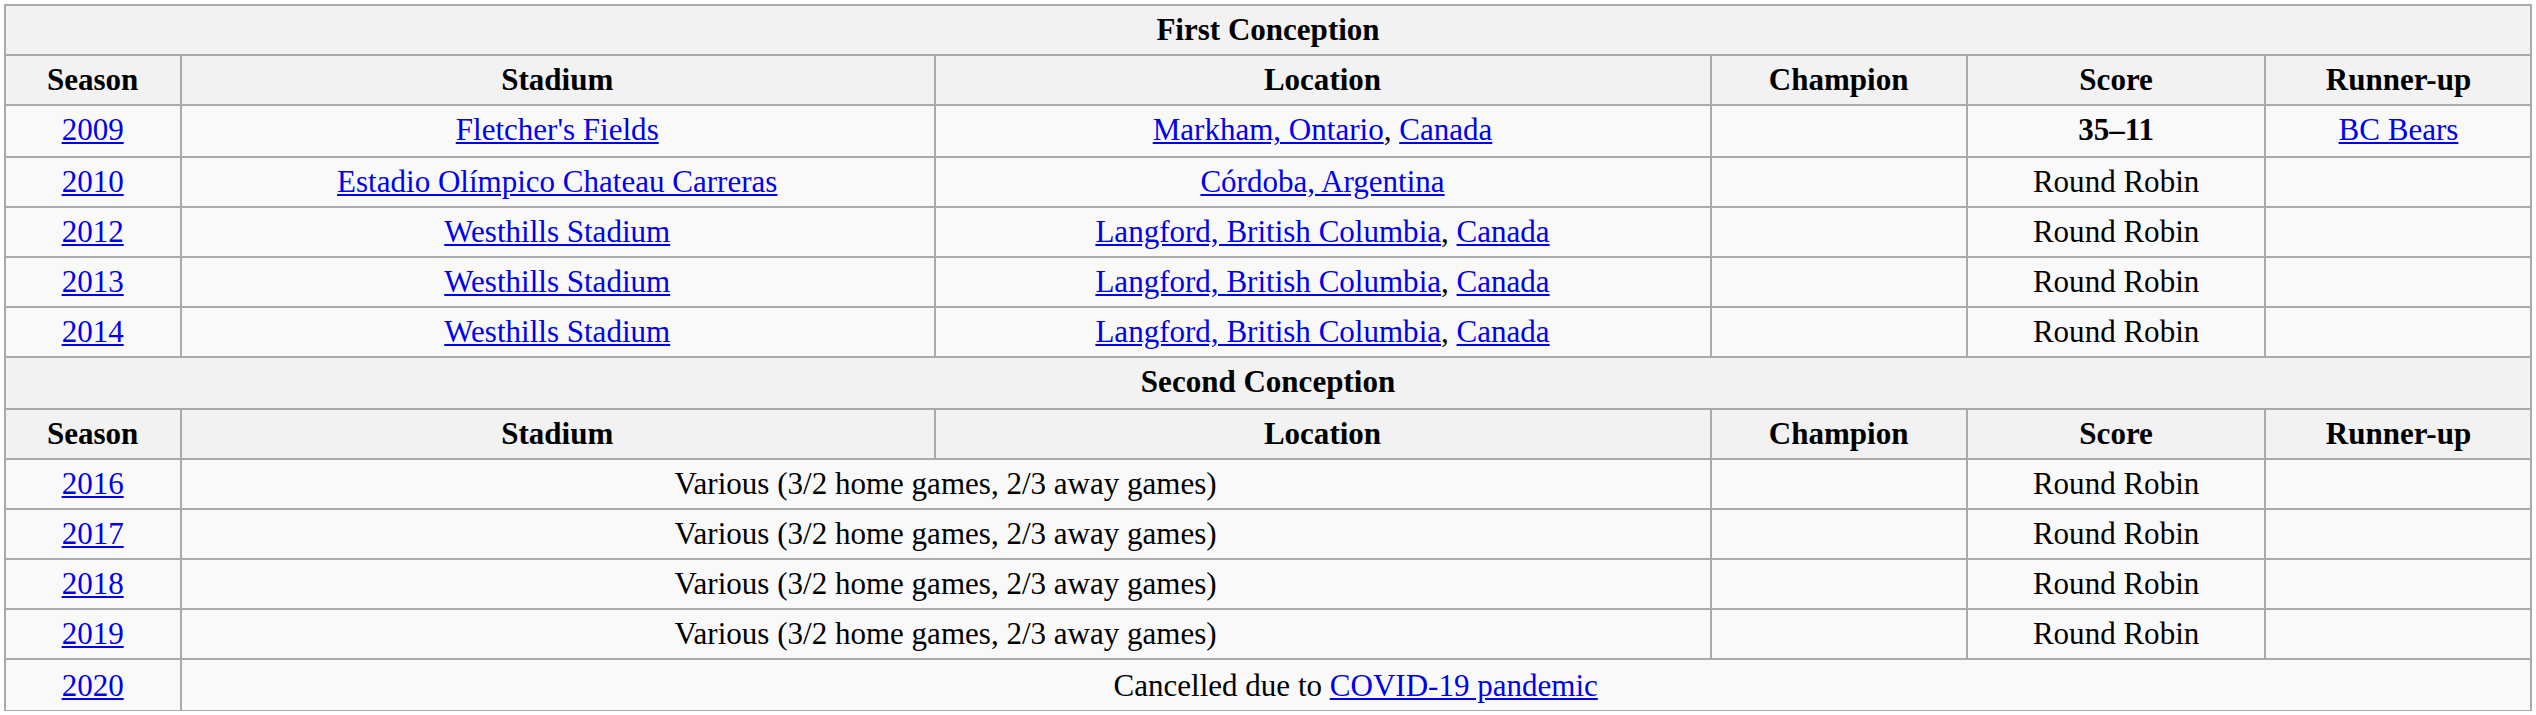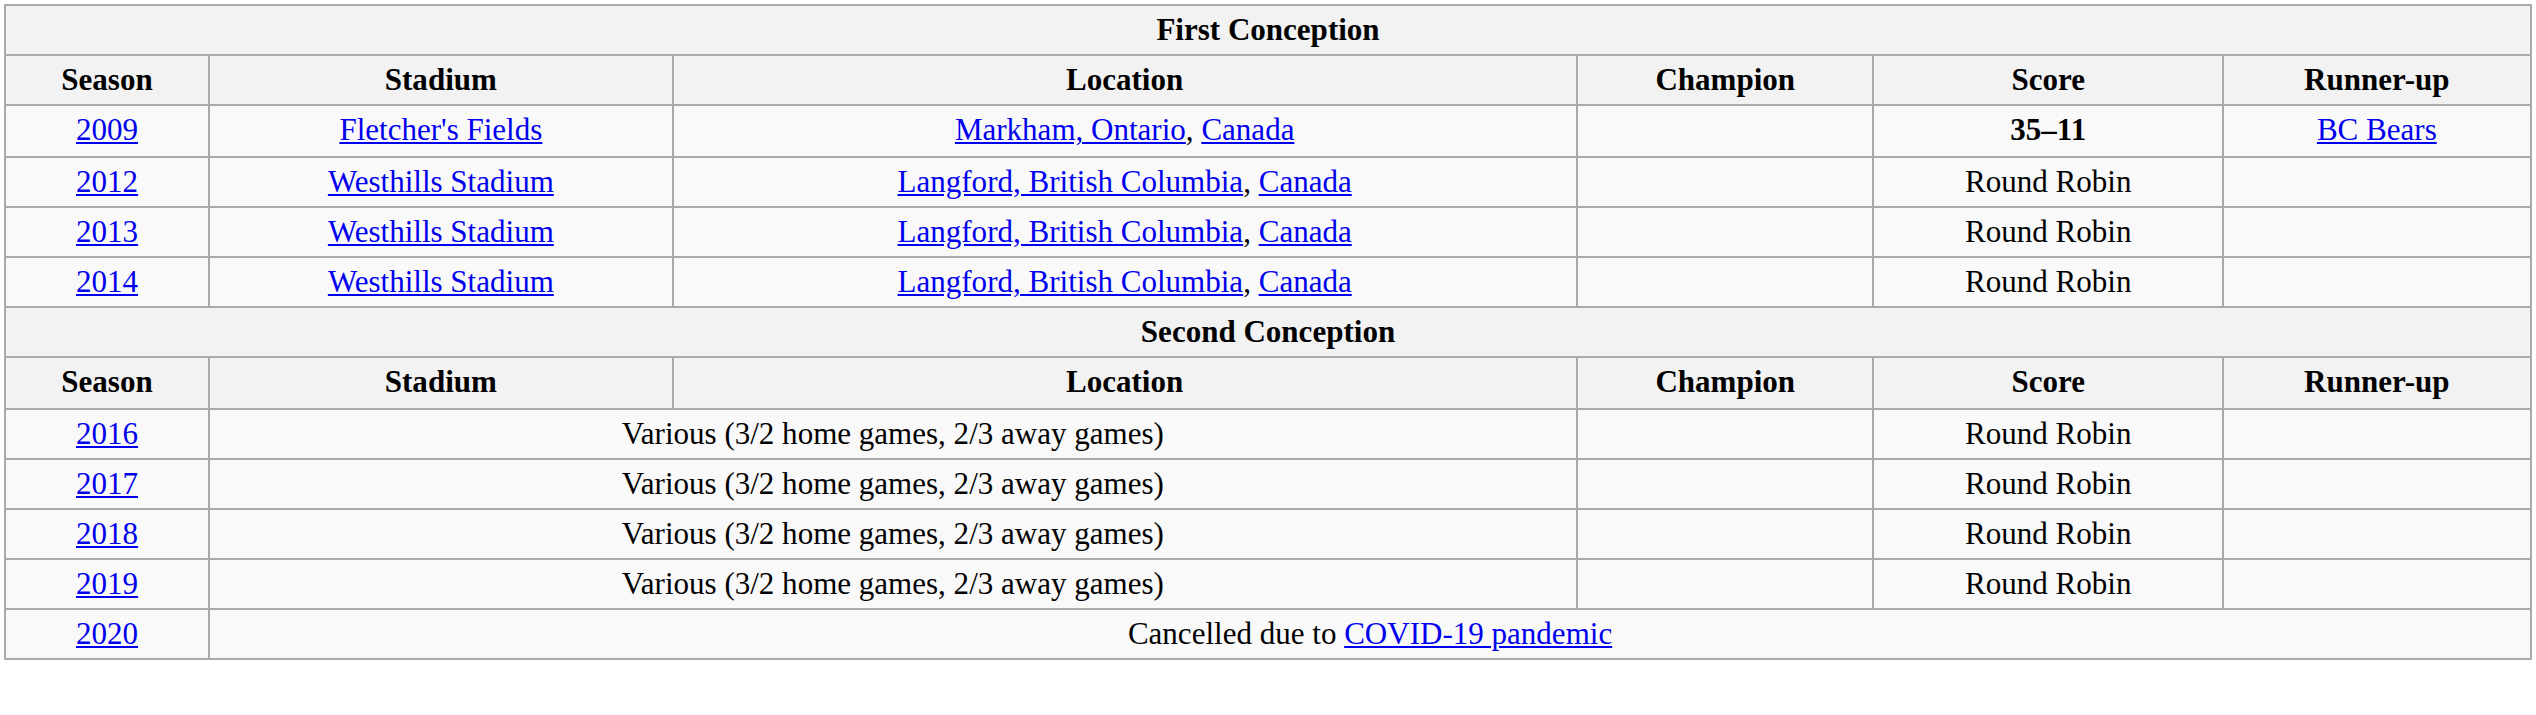- row: (93, 180)
